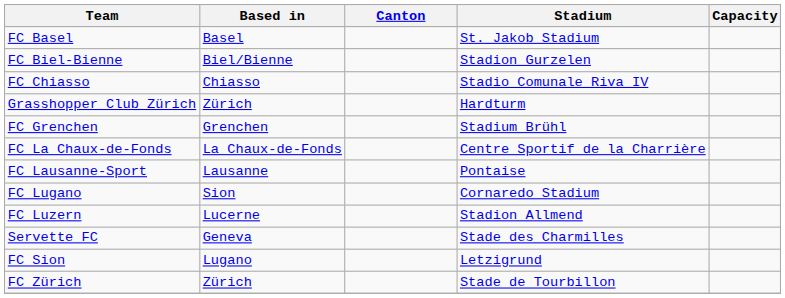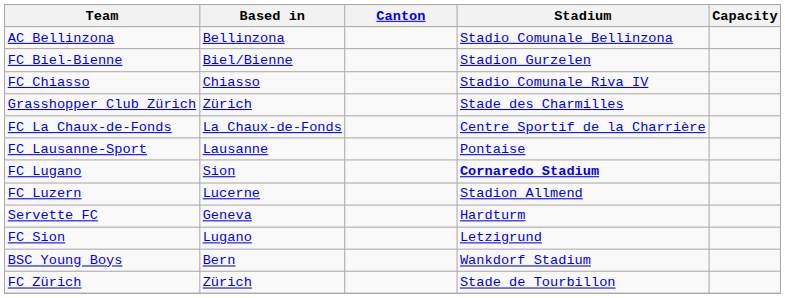- row: (41, 38)
+ row: (61, 38)
(493, 105) Hardturm -> (542, 105) Stade des Charmilles
- row: (53, 127)
(530, 194) normal -> (530, 171) bold
(542, 238) Stade des Charmilles -> (493, 216) Hardturm
+ row: (65, 260)
